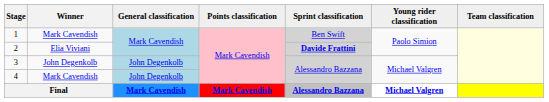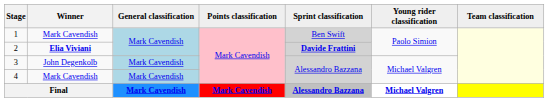(70, 49) normal -> (70, 49) bold
(156, 63) John Degenkolb -> (156, 63) Mark Cavendish
(156, 76) John Degenkolb -> (156, 76) Mark Cavendish
